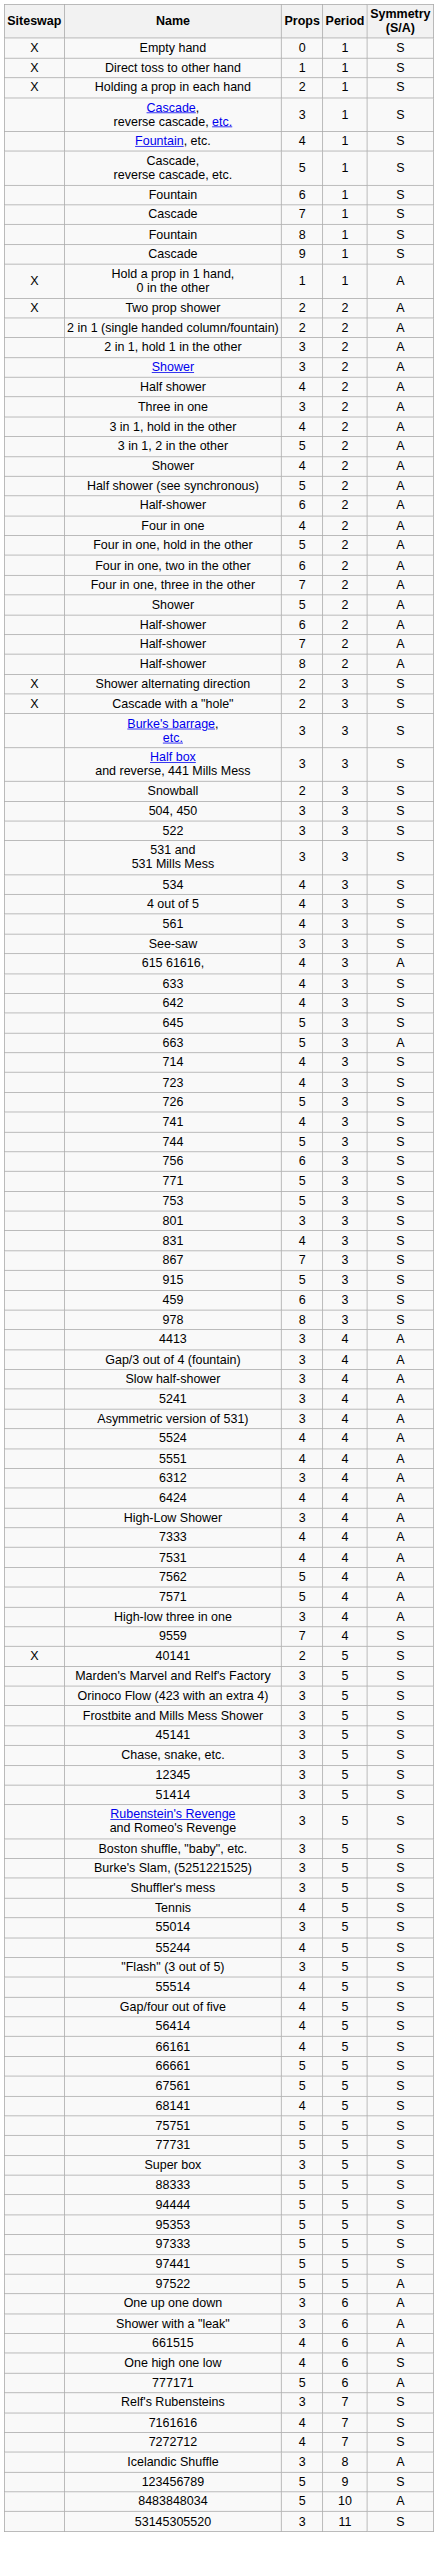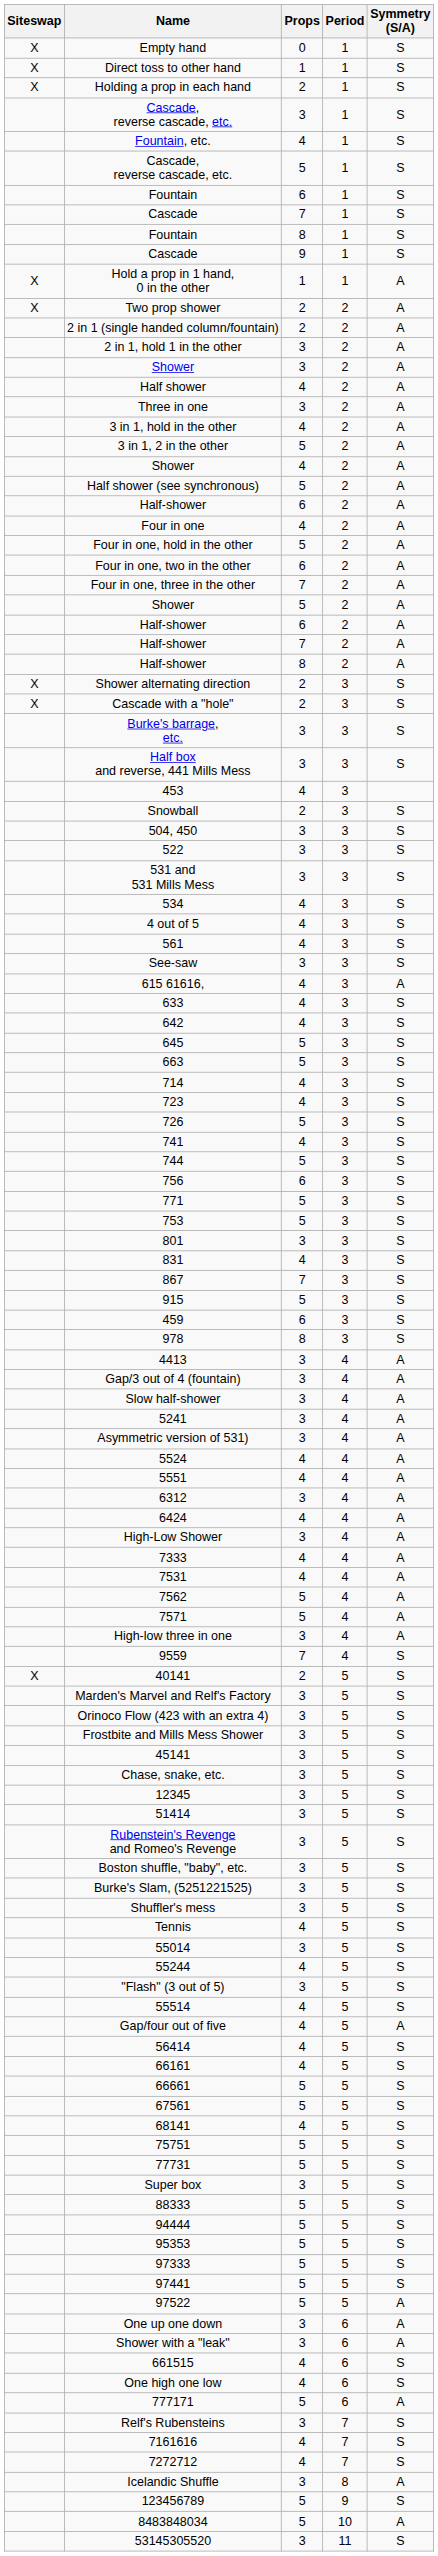+ row: (173, 791)
(400, 1042) A -> (400, 1062) S
(400, 2007) S -> (400, 2026) A
(400, 2343) A -> (400, 2363) S
